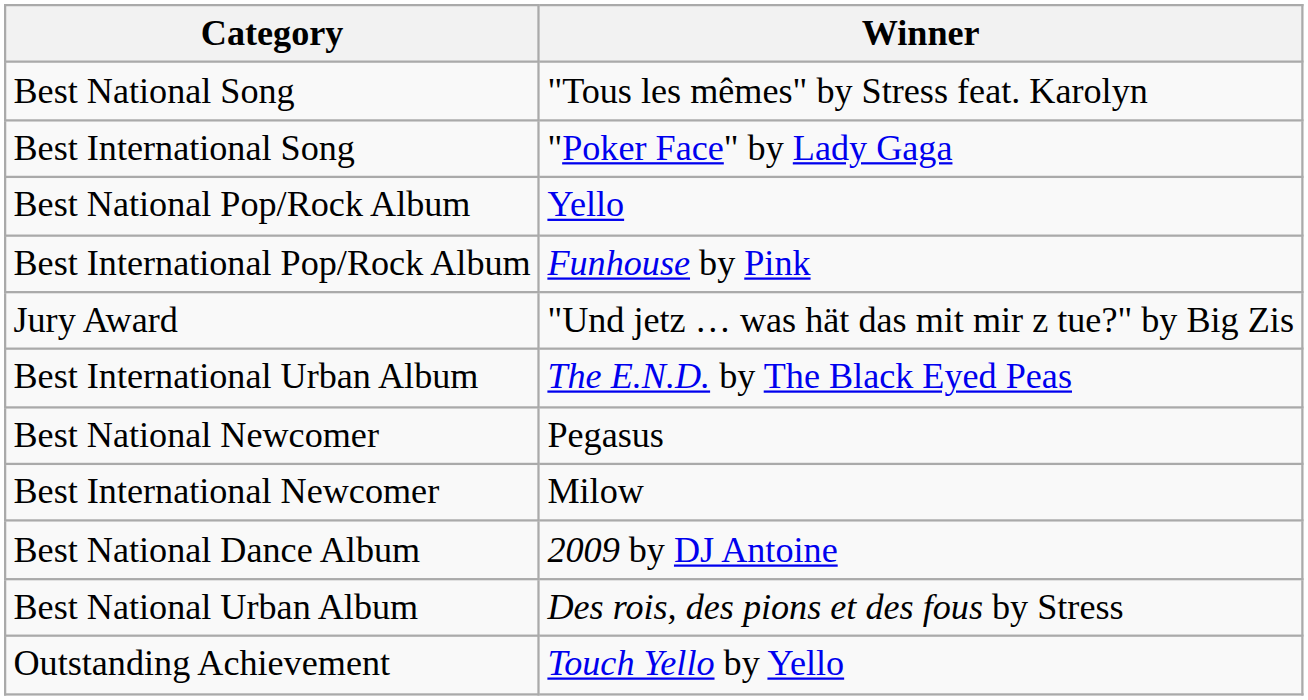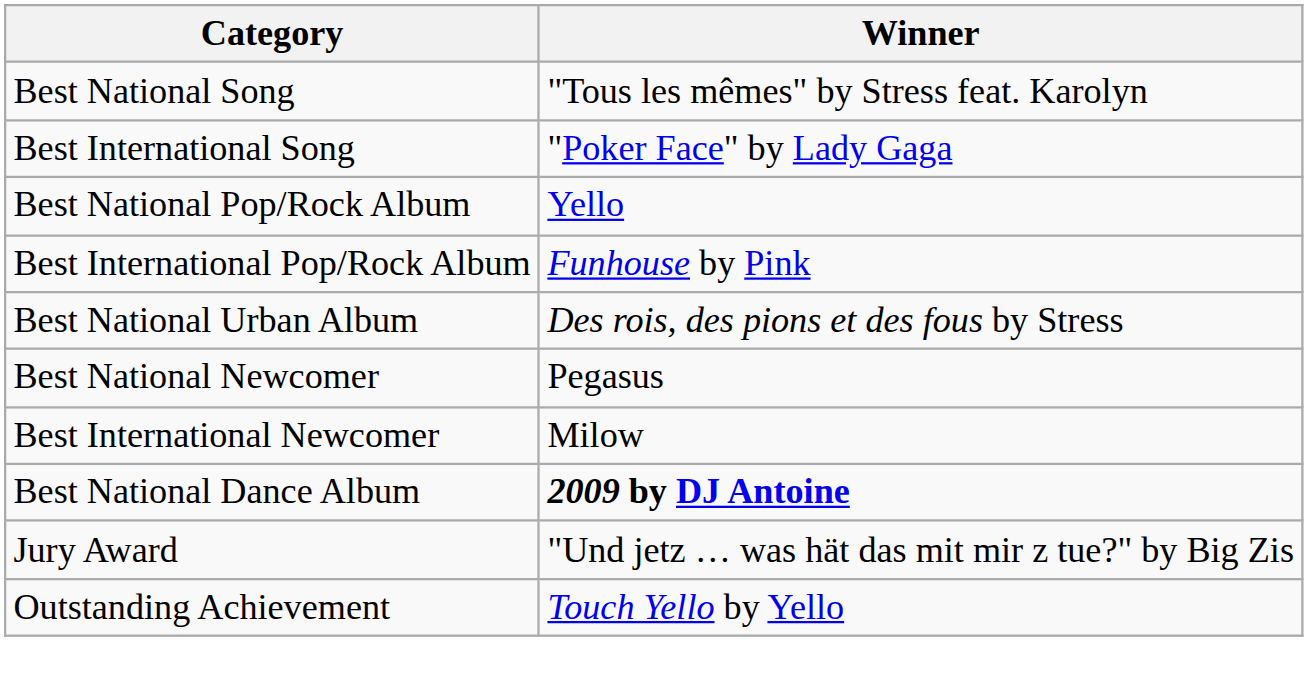rows swapped: (216, 606) <-> (96, 319)
- row: (246, 377)
(693, 549) normal -> (699, 491) bold
